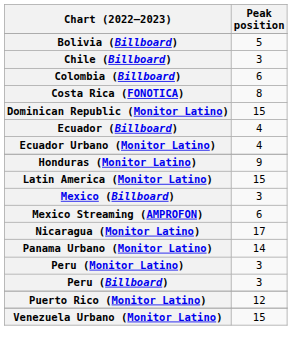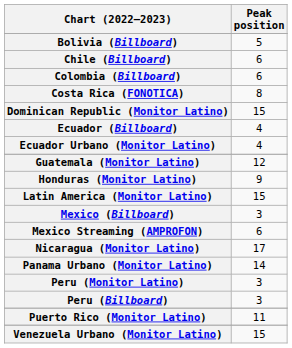(259, 59) 3 -> (259, 59) 6
+ row: (118, 162)
(259, 300) 12 -> (259, 317) 11
